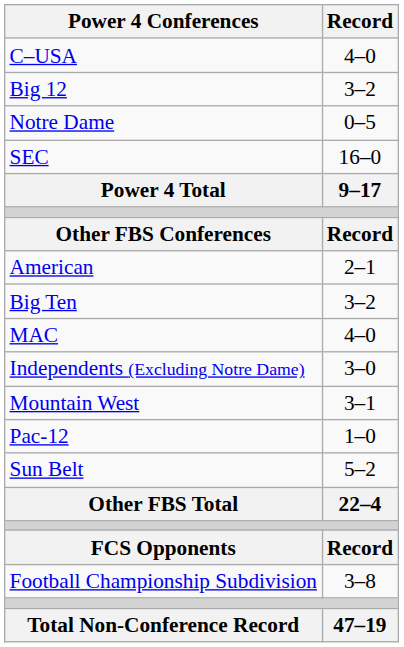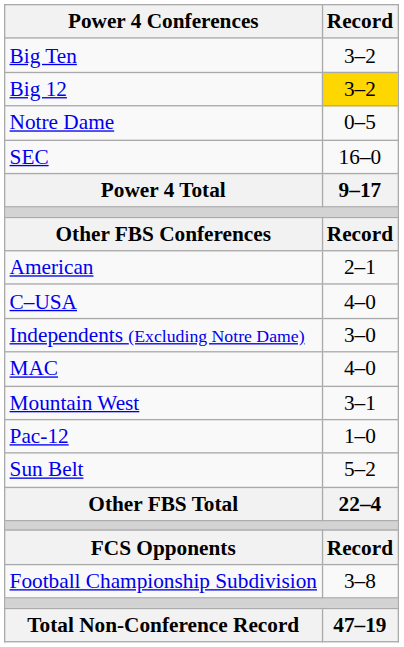rows swapped: (43, 301) <-> (43, 55)
(360, 88) no background -> (360, 88) gold background
rows swapped: (157, 368) <-> (34, 334)
